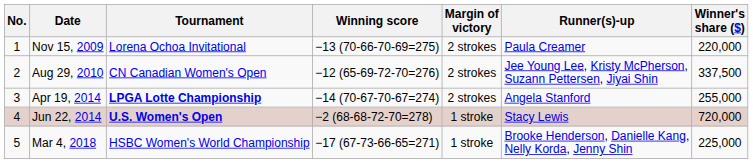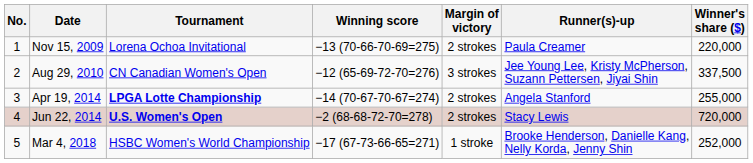(472, 72) 2 strokes -> (472, 72) 3 strokes
(472, 117) 1 stroke -> (472, 117) 2 strokes
(720, 143) 225,000 -> (720, 143) 252,000
